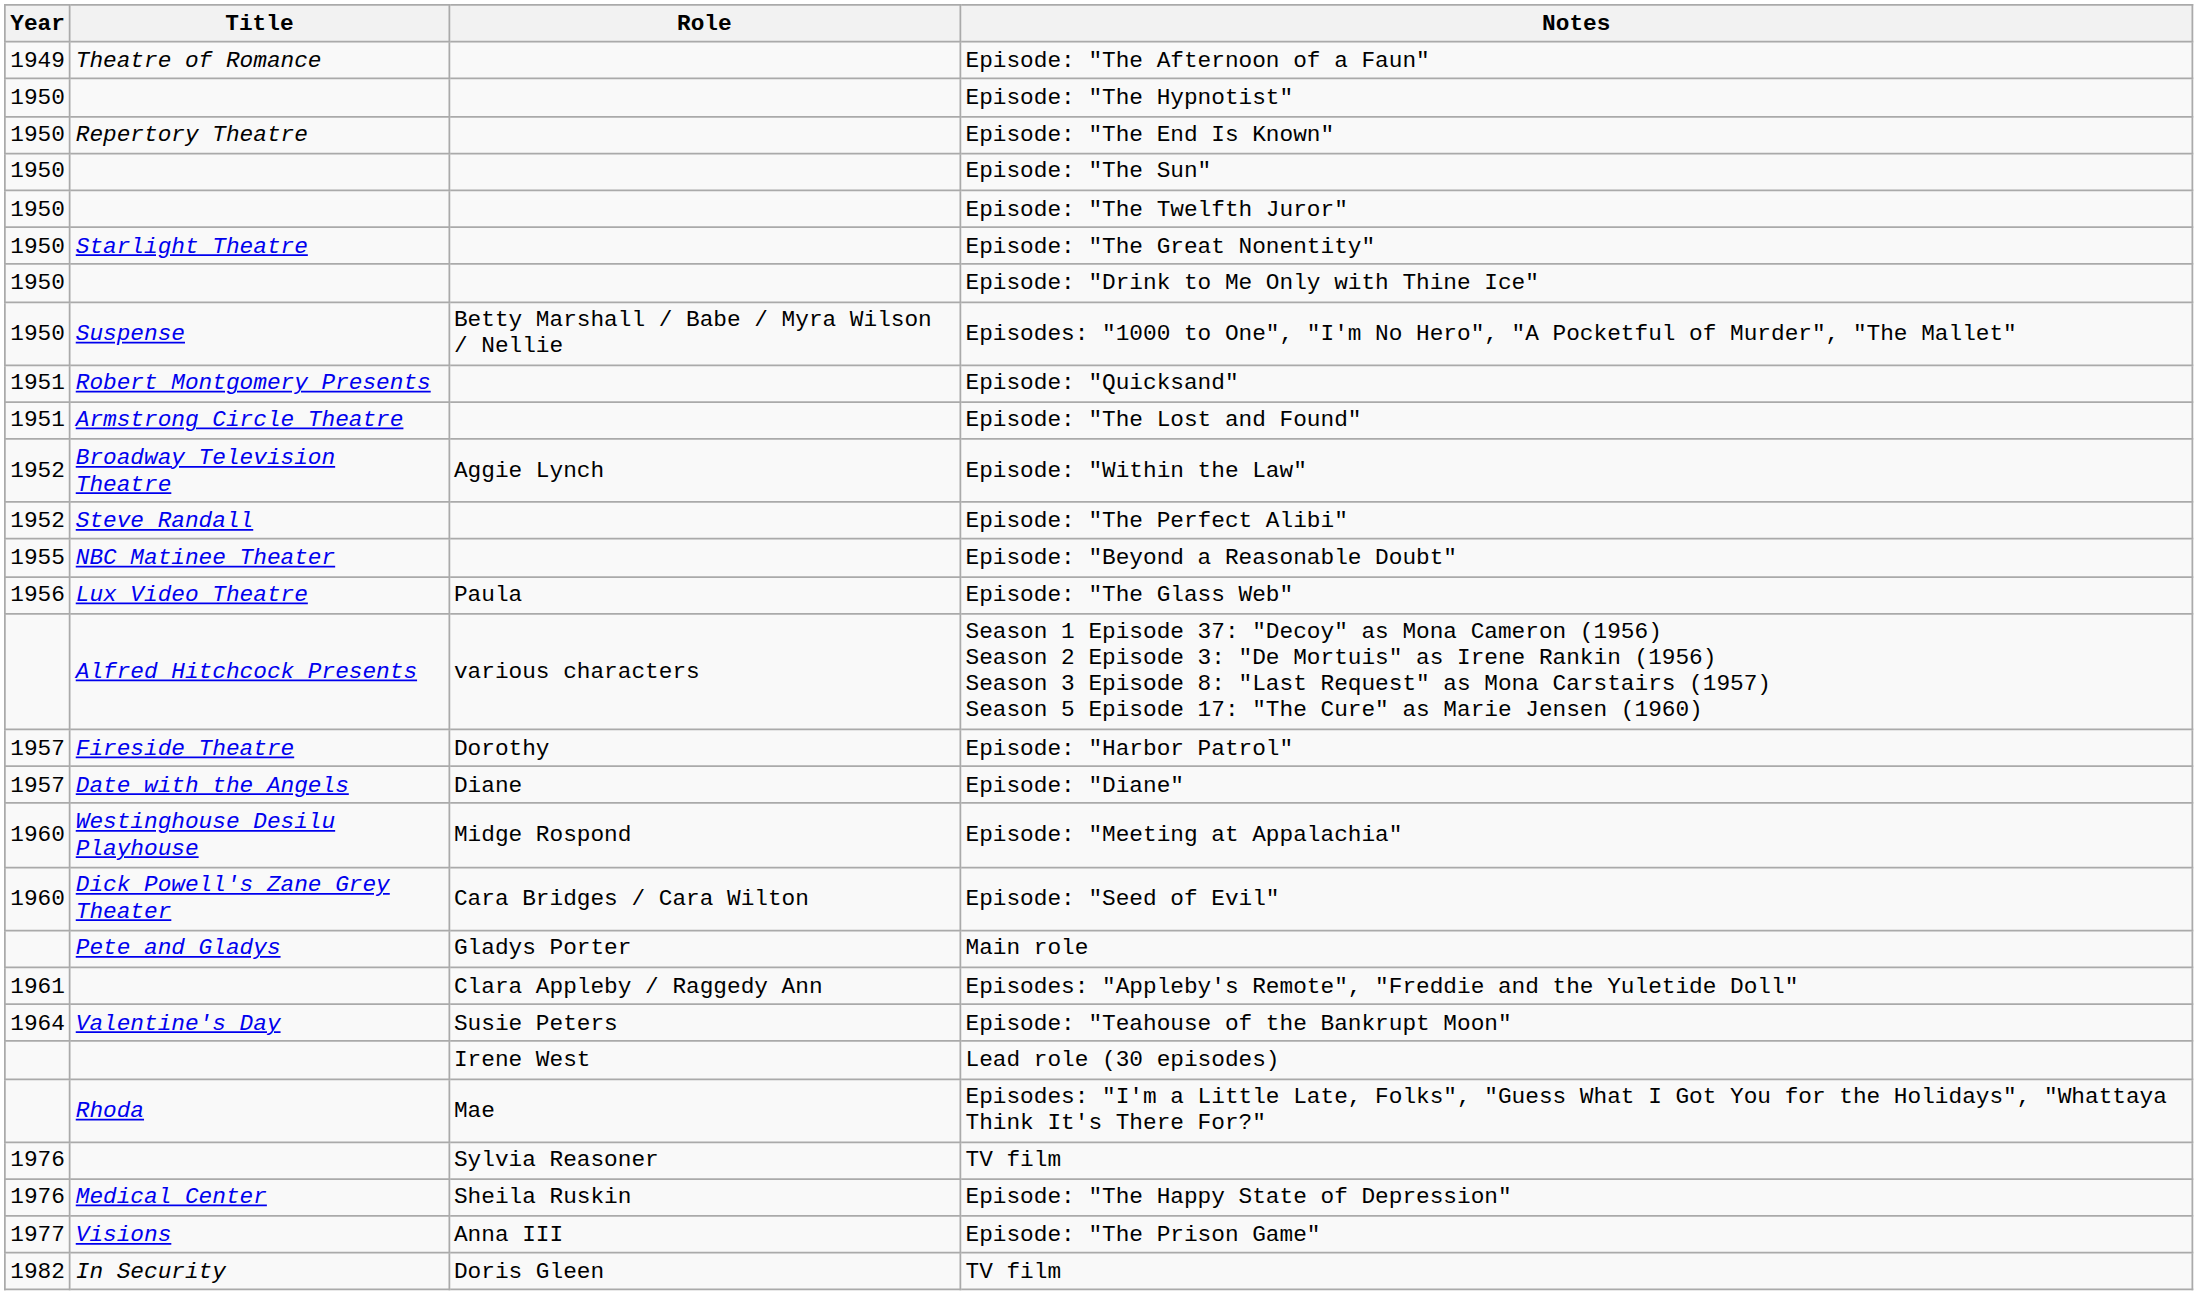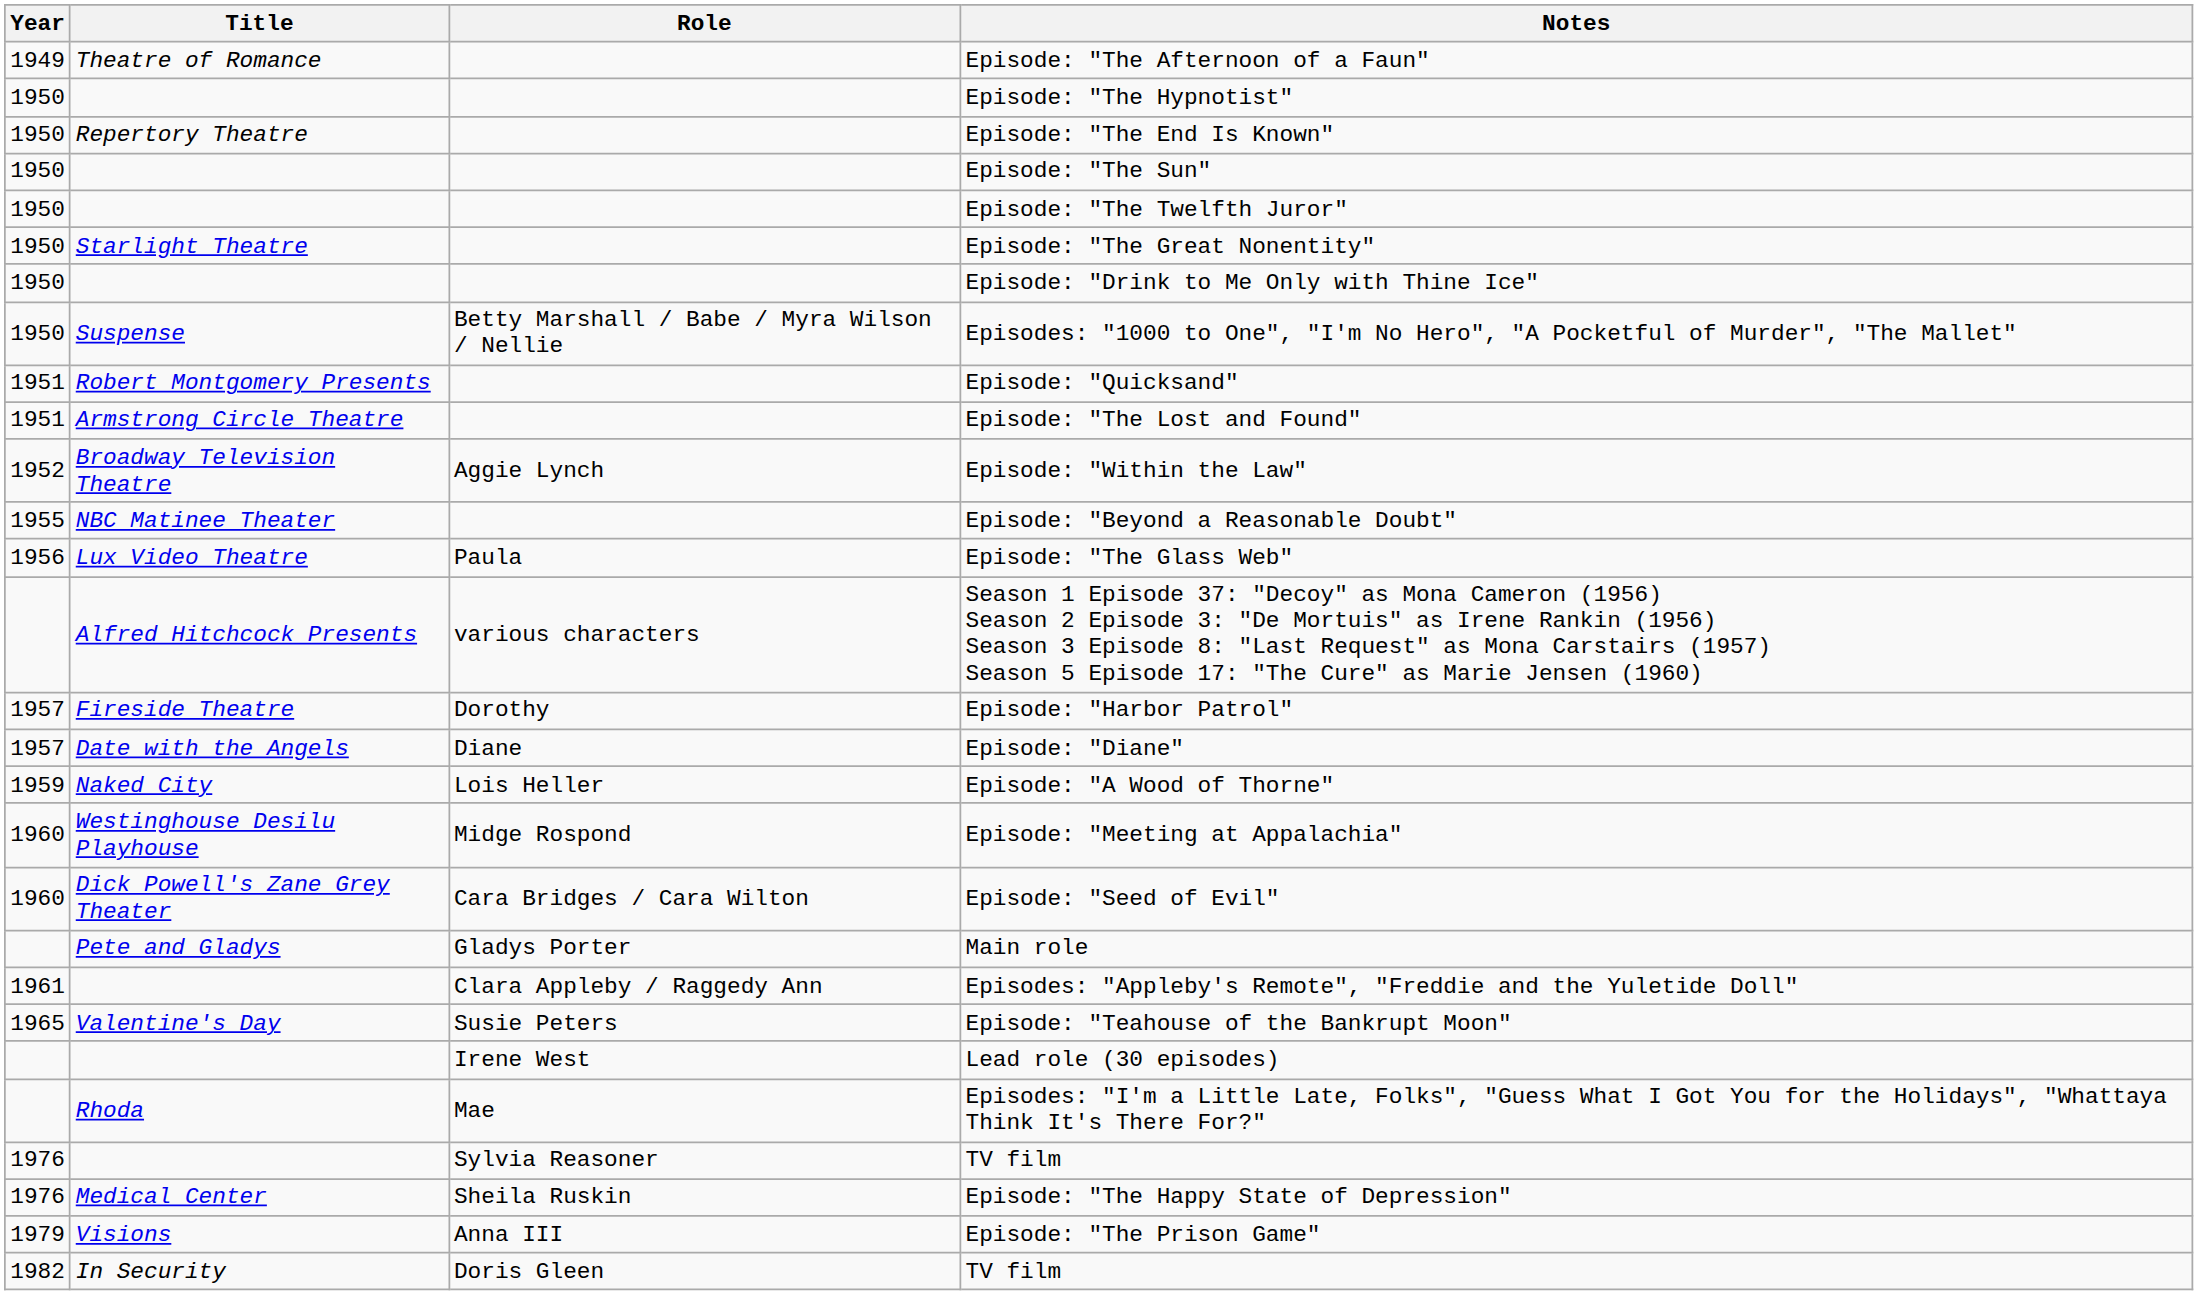- row: (164, 521)
+ row: (144, 785)
(38, 1023) 1964 -> (38, 1023) 1965
(38, 1235) 1977 -> (38, 1235) 1979
